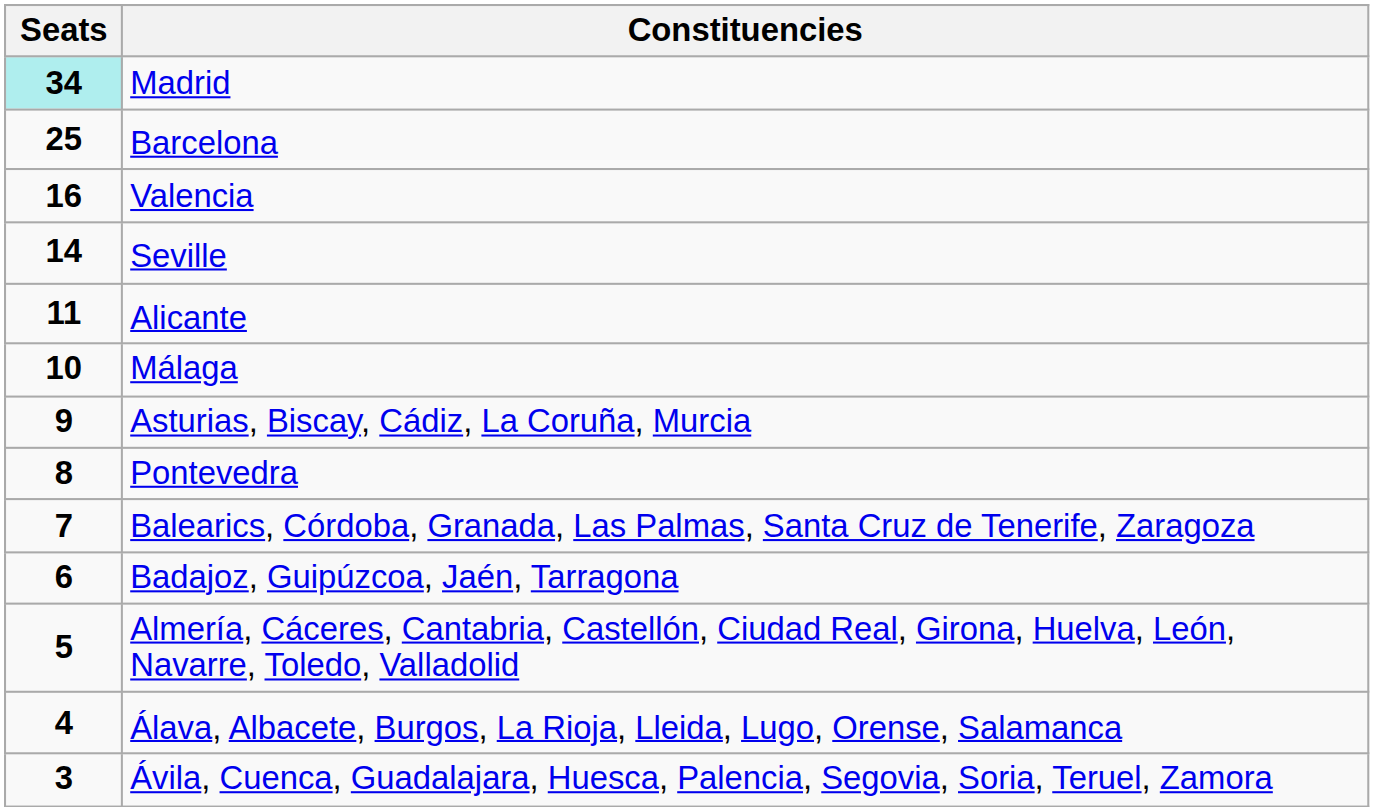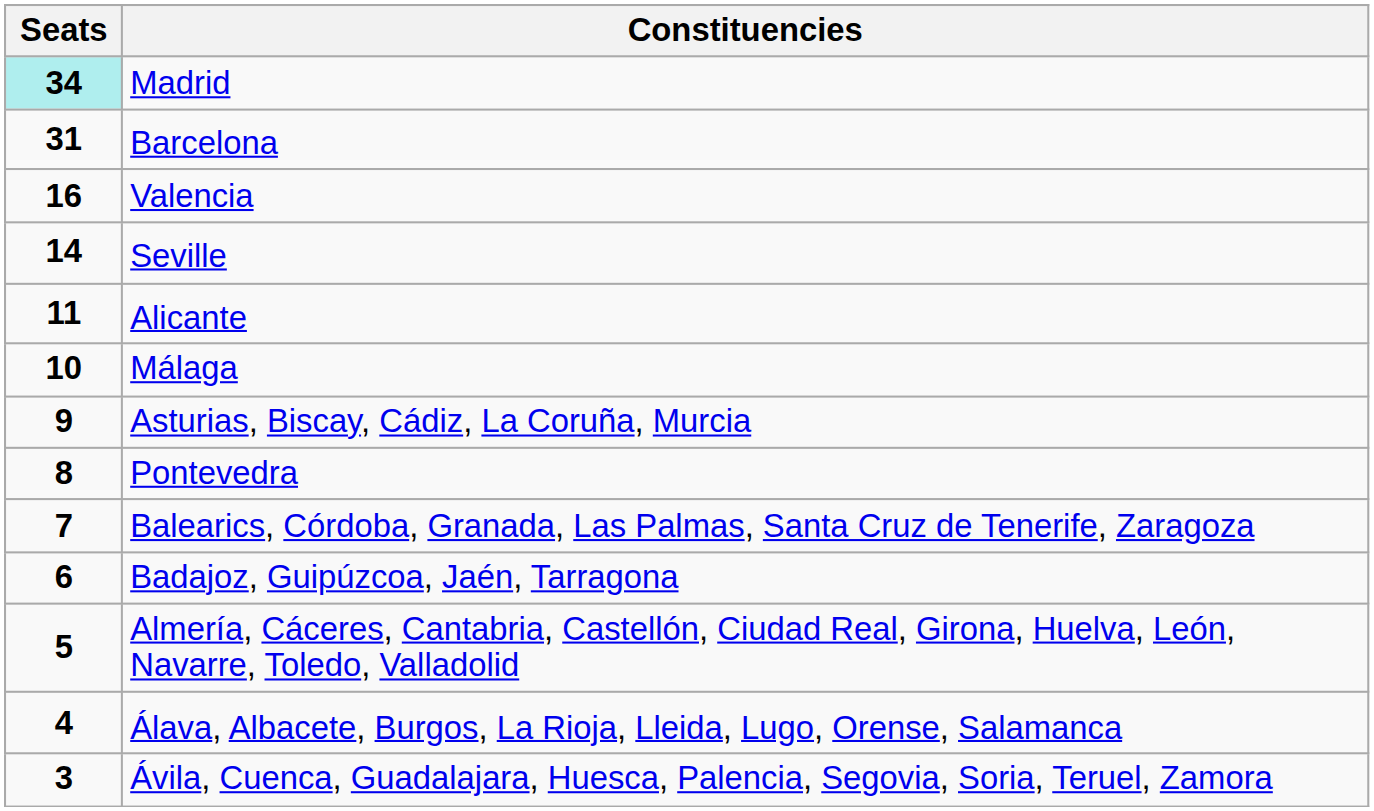(64, 138) 25 -> (64, 138) 31
